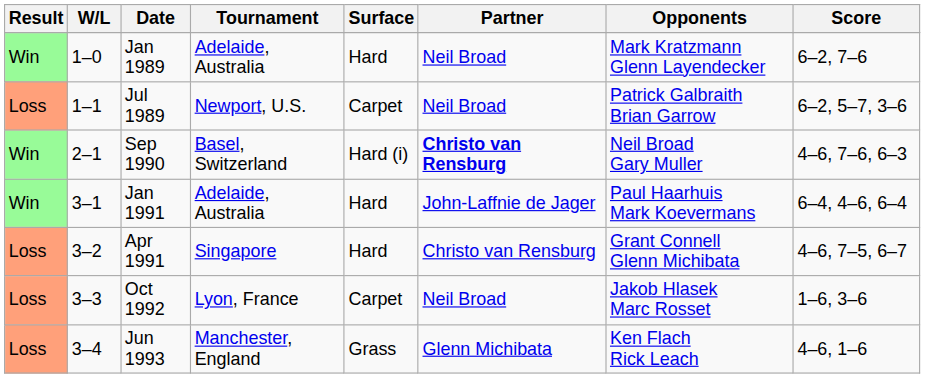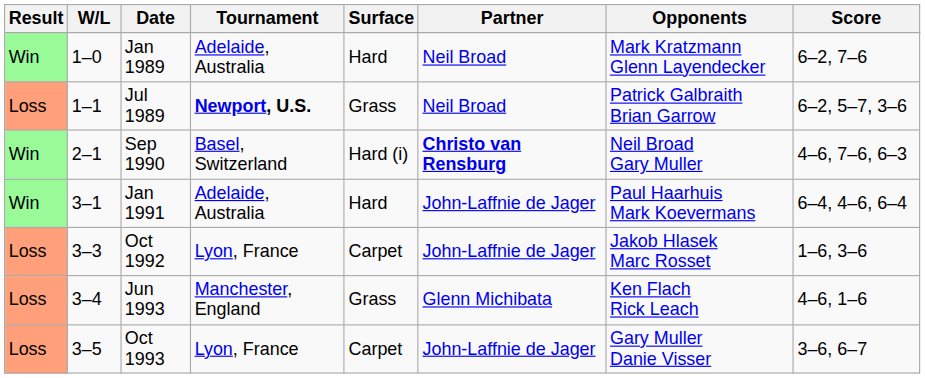(250, 105) normal -> (253, 105) bold
(375, 105) Carpet -> (372, 105) Grass
- row: (145, 251)
(464, 300) Neil Broad -> (509, 251) John-Laffnie de Jager
+ row: (145, 348)
